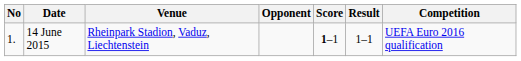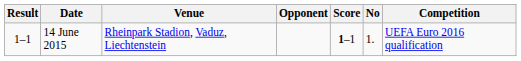columns swapped: (14, 13) <-> (364, 13)
